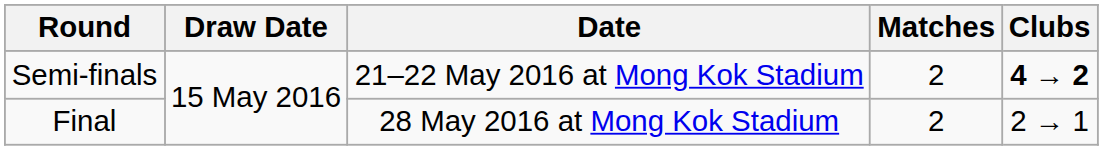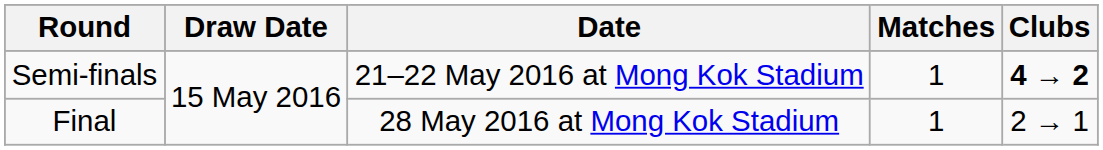(936, 74) 2 -> (936, 74) 1
(936, 121) 2 -> (936, 121) 1
